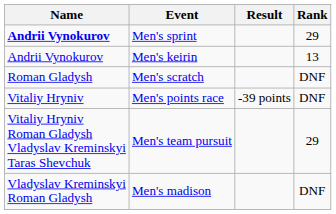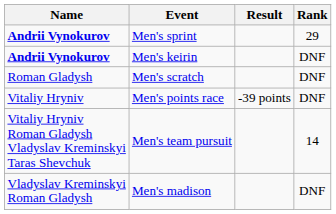(55, 56) normal -> (59, 56) bold
(312, 56) 13 -> (312, 56) DNF
(312, 141) 29 -> (312, 141) 14
